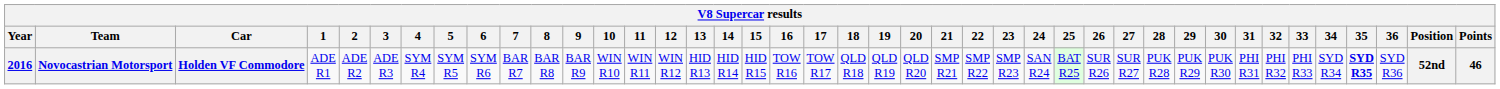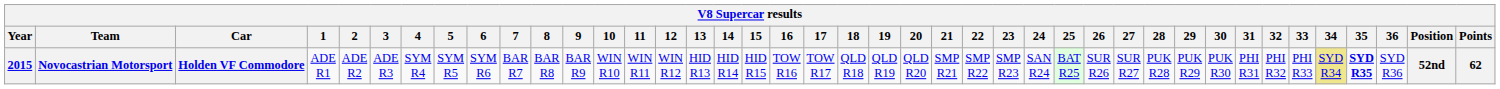(20, 65) 2016 -> (20, 65) 2015
(1331, 65) no background -> (1331, 65) khaki background
(1476, 65) 46 -> (1476, 65) 62
